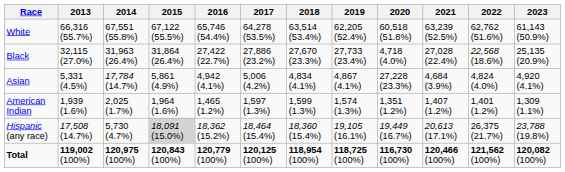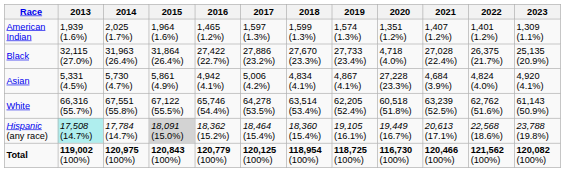rows swapped: (18, 32) <-> (26, 106)
(487, 56) 22,568 (18.6%) -> (487, 56) 26,375 (21.7%)
(121, 81) 17,784 (14.7%) -> (119, 81) 5,730 (4.7%)
(76, 131) no background -> (76, 131) paleturquoise background
(119, 131) 5,730 (4.7%) -> (121, 131) 17,784 (14.7%)
(487, 131) 26,375 (21.7%) -> (487, 131) 22,568 (18.6%)
